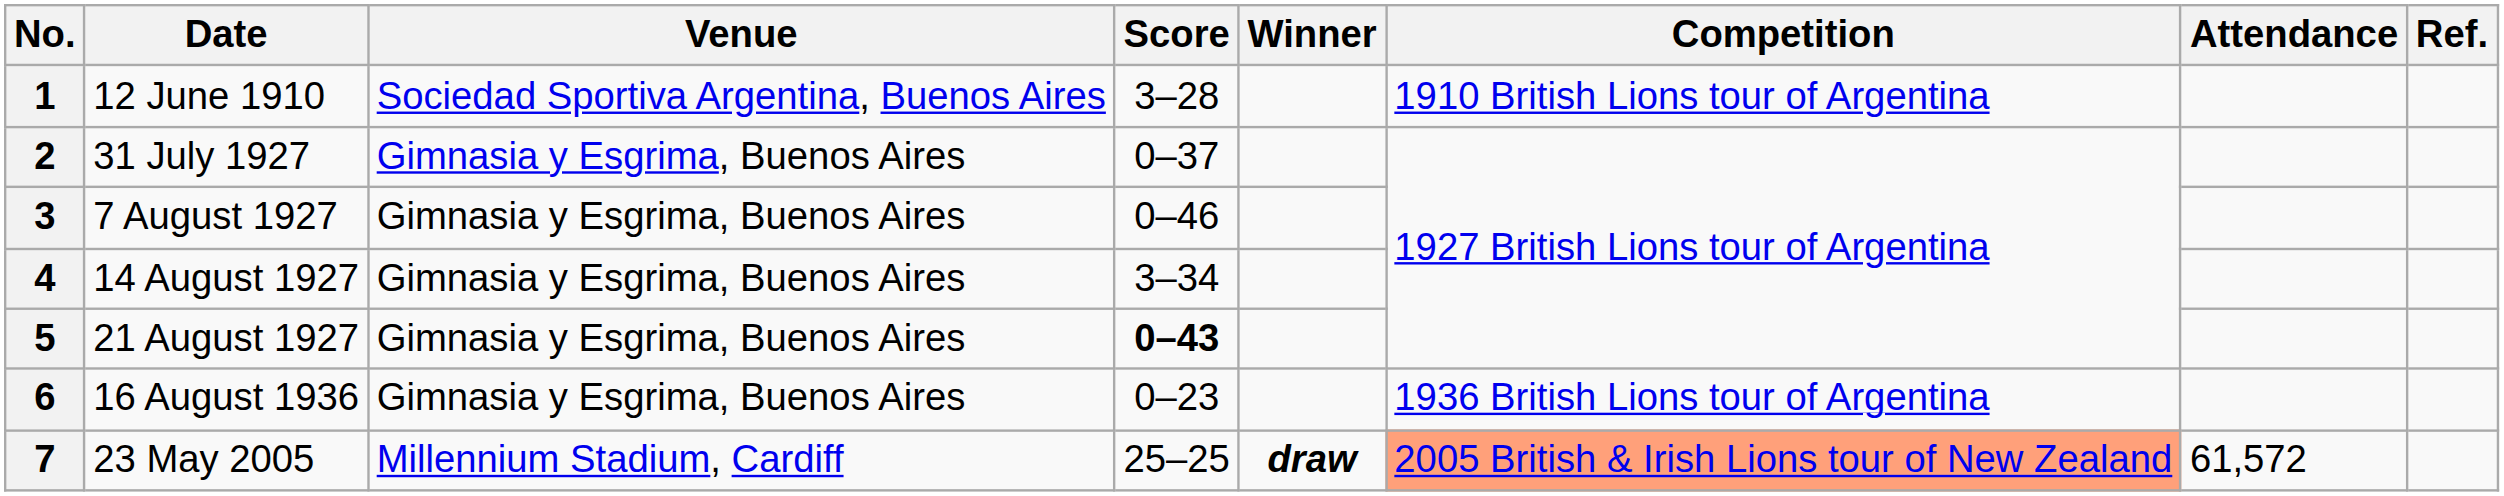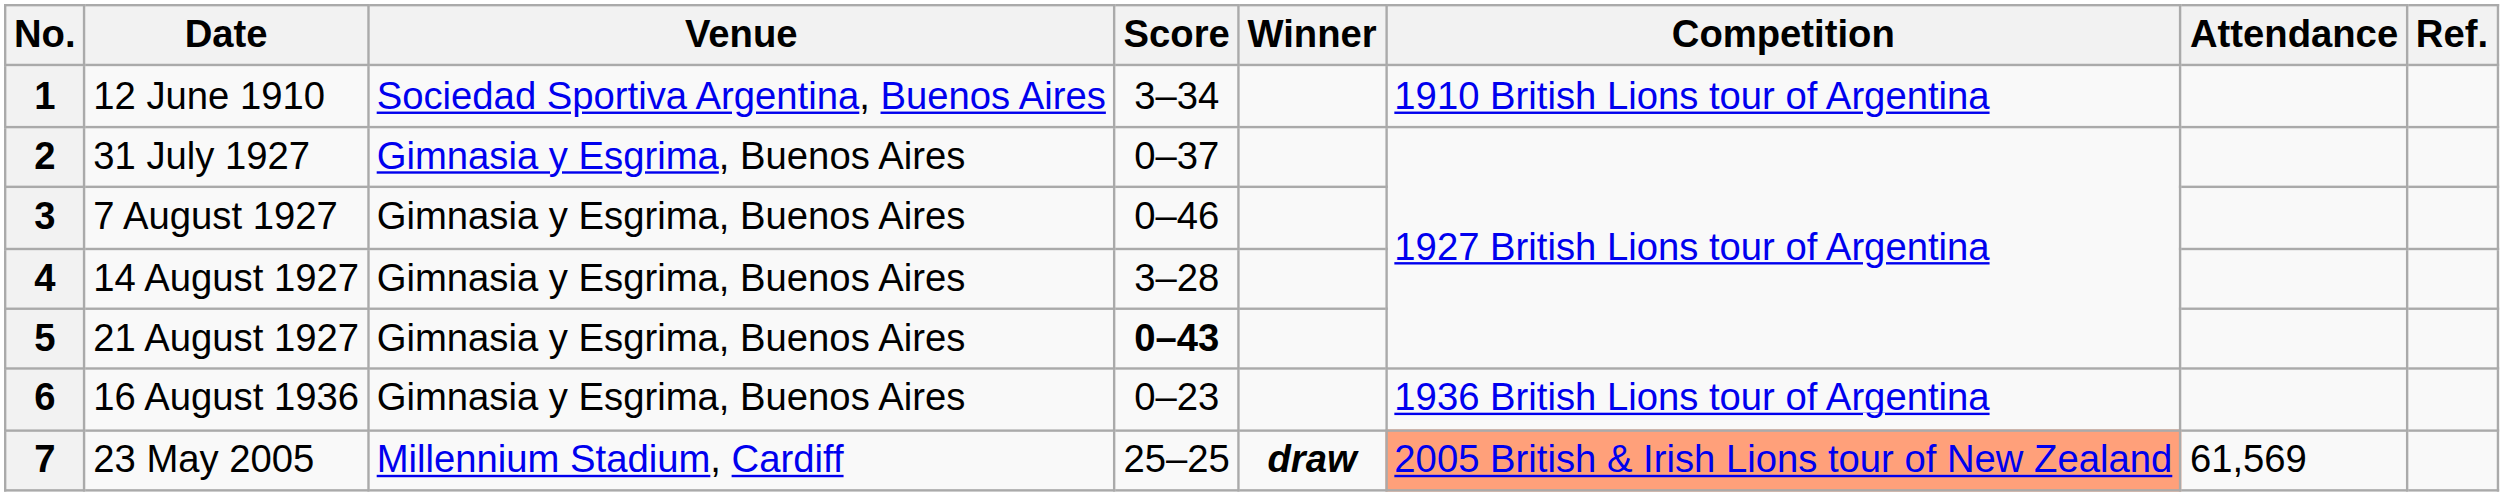(1177, 95) 3–28 -> (1177, 95) 3–34
(1177, 277) 3–34 -> (1177, 277) 3–28
(2248, 459) 61,572 -> (2248, 459) 61,569
